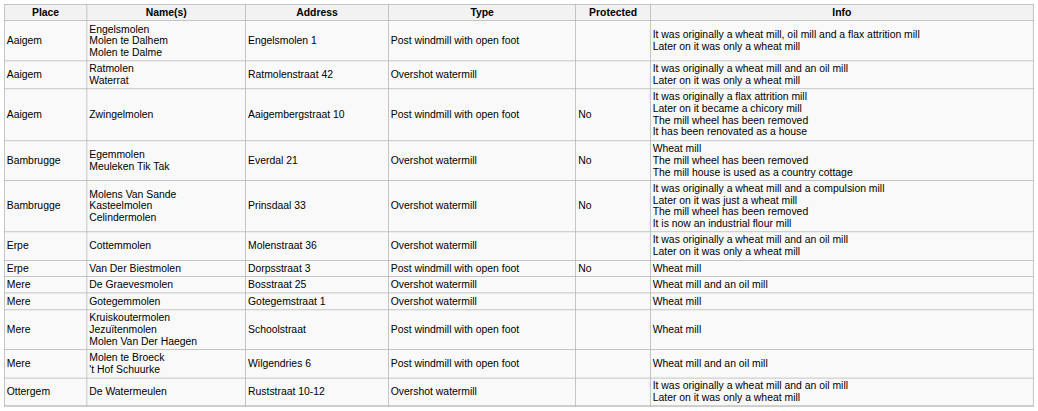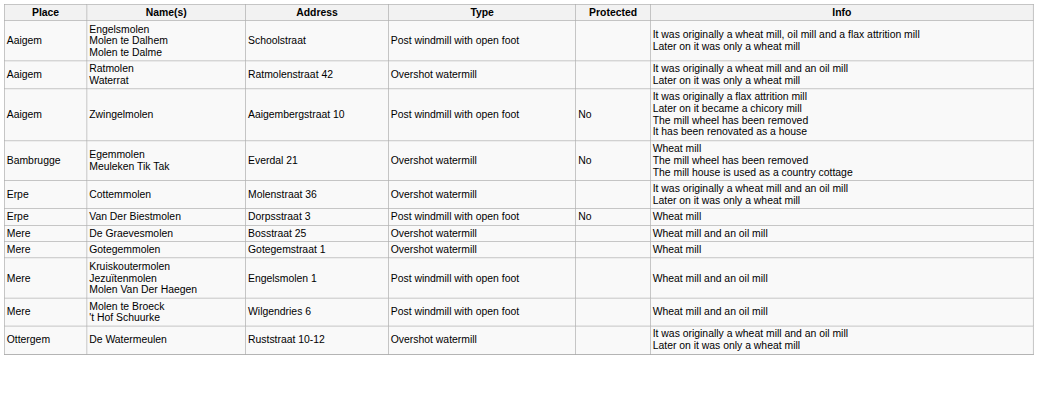(282, 40) Engelsmolen 1 -> (277, 40) Schoolstraat
- row: (133, 206)
(277, 329) Schoolstraat -> (282, 278) Engelsmolen 1
(677, 329) Wheat mill -> (710, 278) Wheat mill and an oil mill
